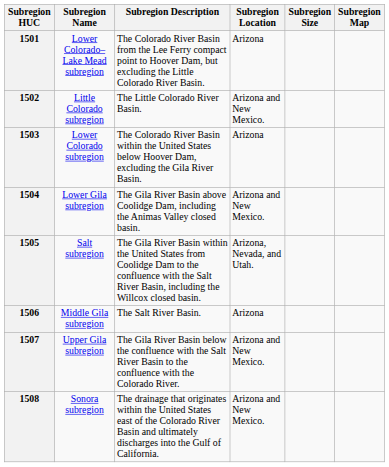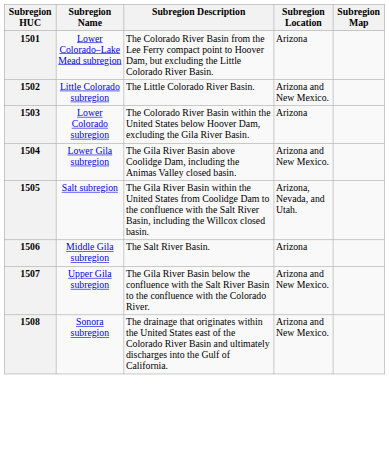- column: (310, 17)
